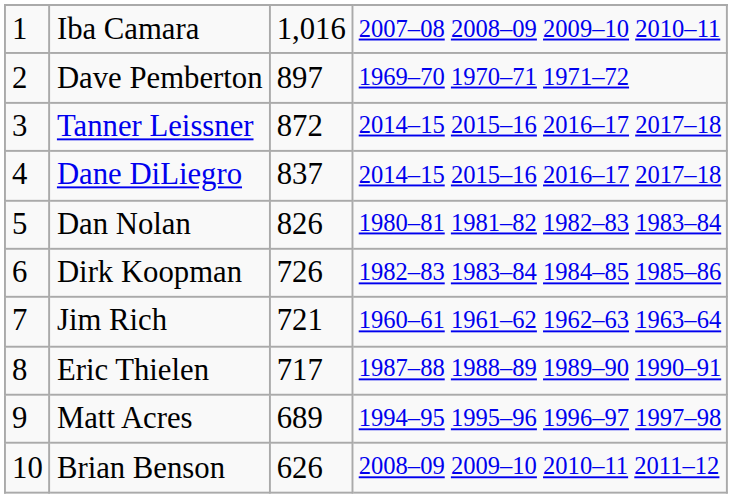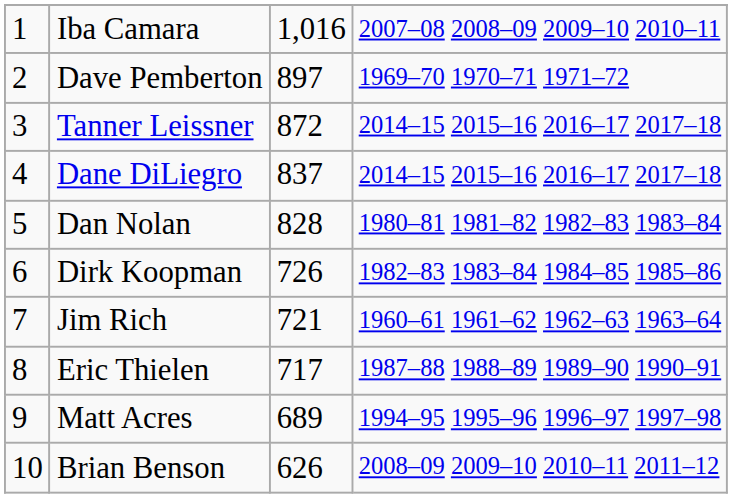(300, 223) 826 -> (300, 223) 828
